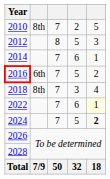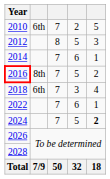(39, 27) 8th -> (39, 27) 6th
(39, 74) 6th -> (39, 74) 8th
(39, 90) 8th -> (39, 90) 6th
(96, 105) lightyellow background -> (96, 105) no background
